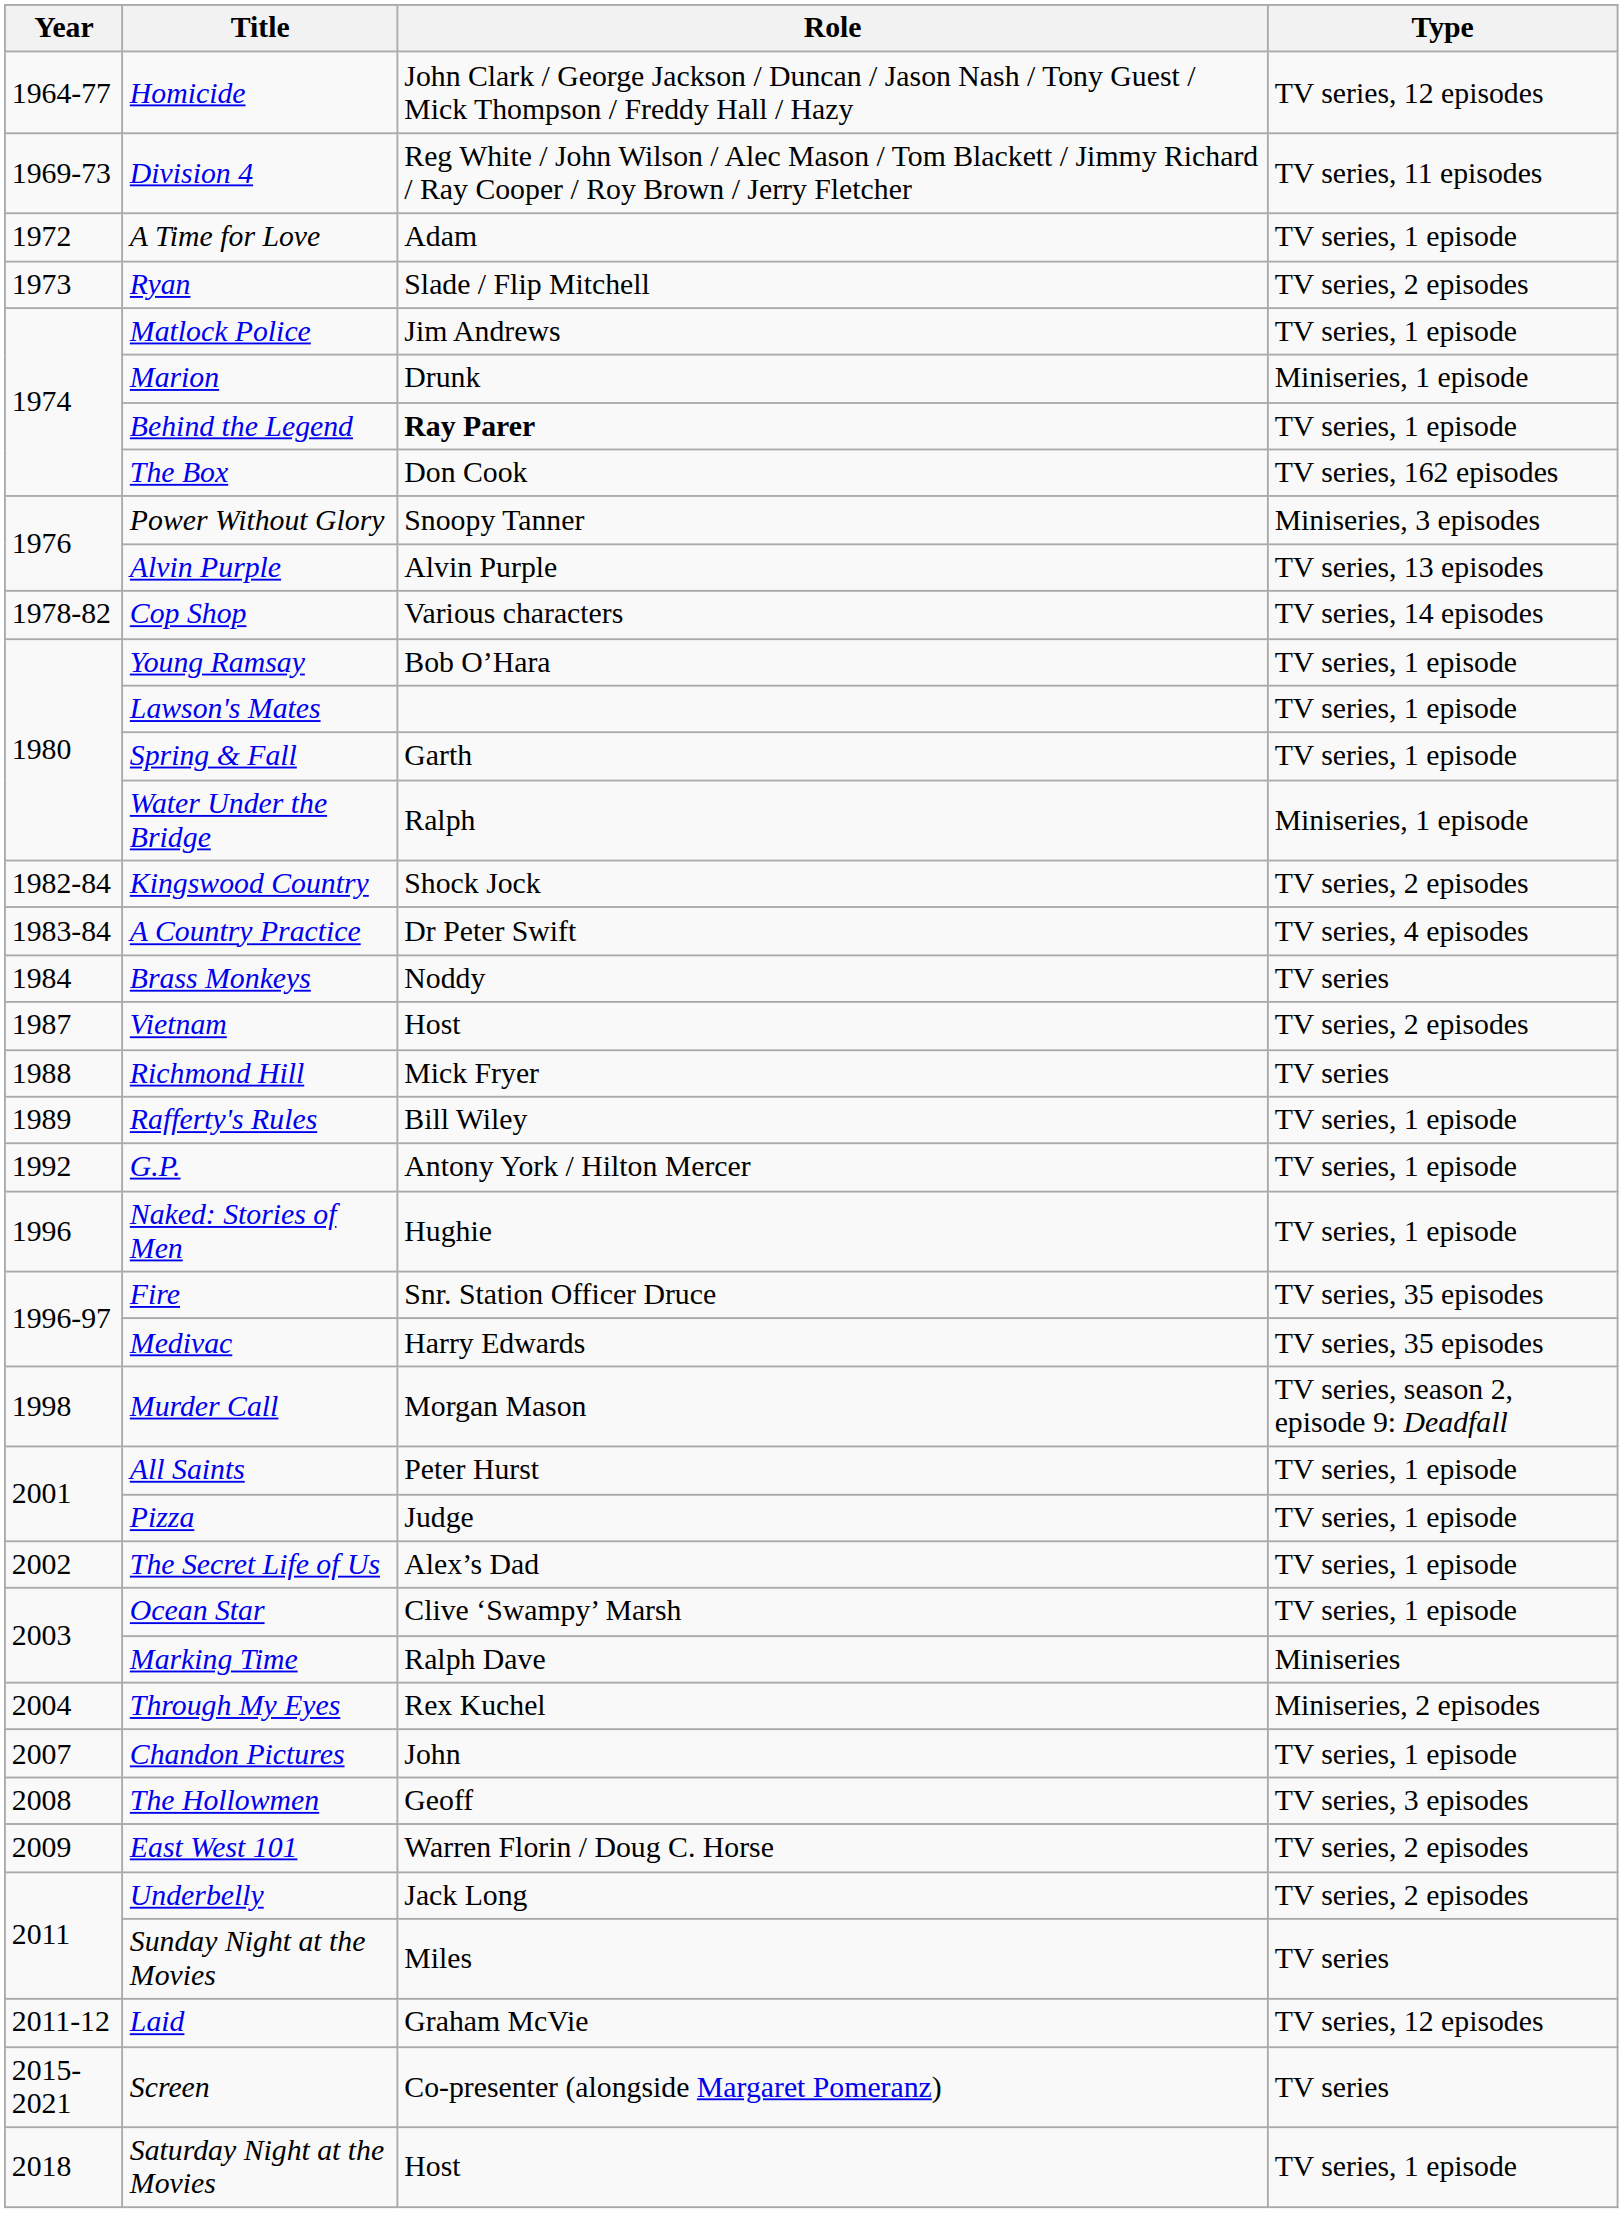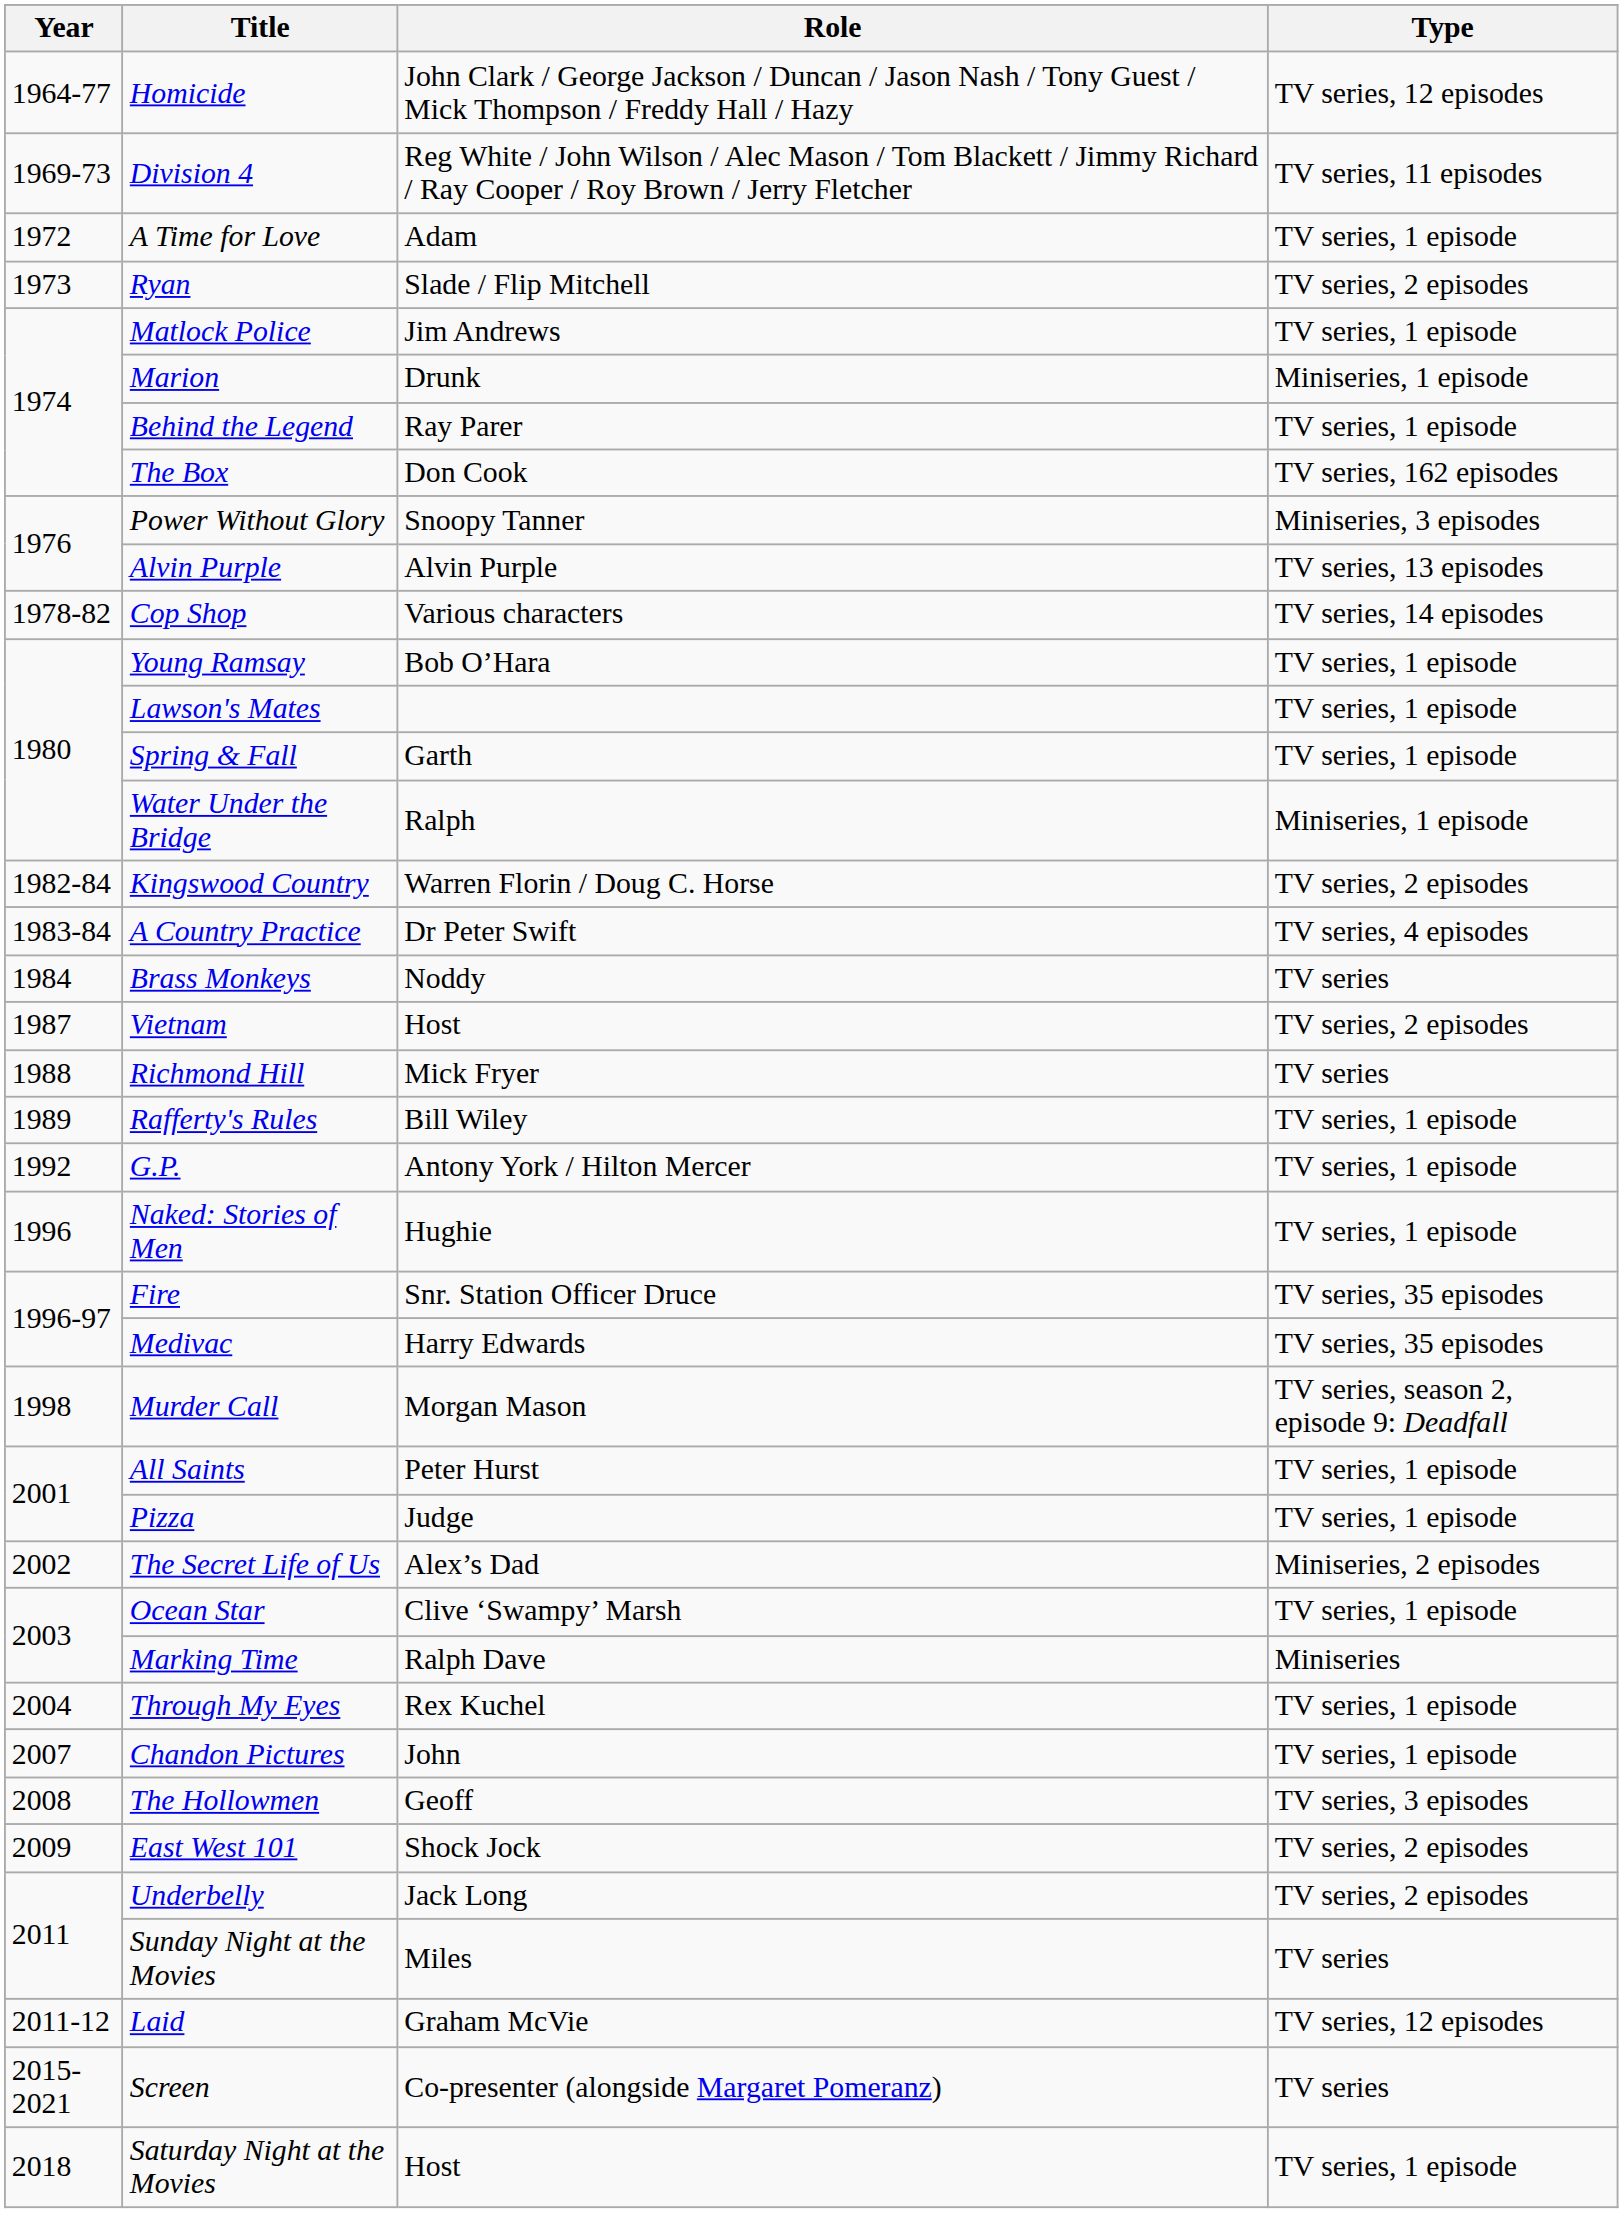(470, 425) bold -> (463, 425) normal
(473, 883) Shock Jock -> (589, 883) Warren Florin / Doug C. Horse
(1396, 1564) TV series, 1 episode -> (1407, 1564) Miniseries, 2 episodes
(1407, 1705) Miniseries, 2 episodes -> (1396, 1705) TV series, 1 episode
(589, 1847) Warren Florin / Doug C. Horse -> (473, 1847) Shock Jock
